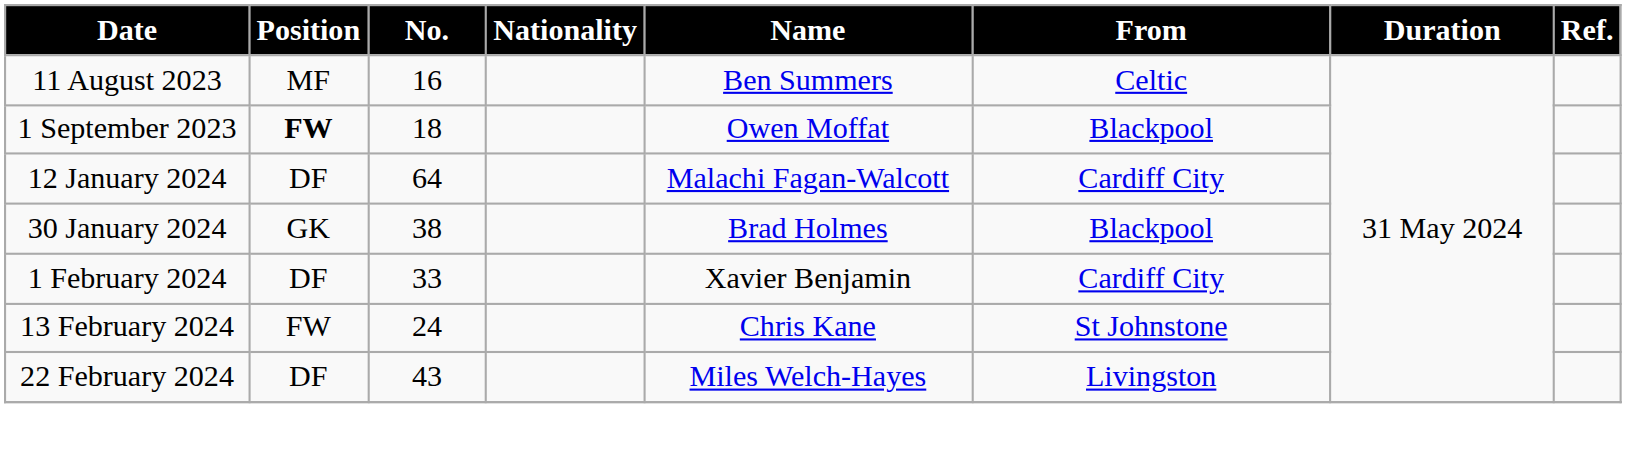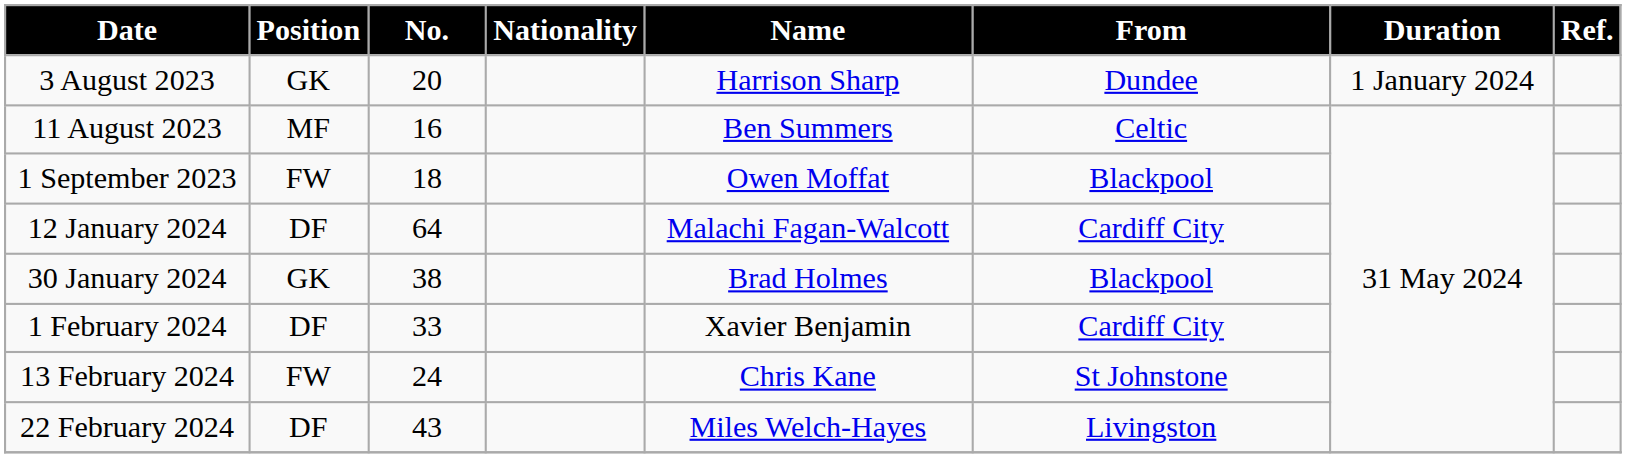+ row: (127, 79)
(308, 128) bold -> (308, 178) normal
